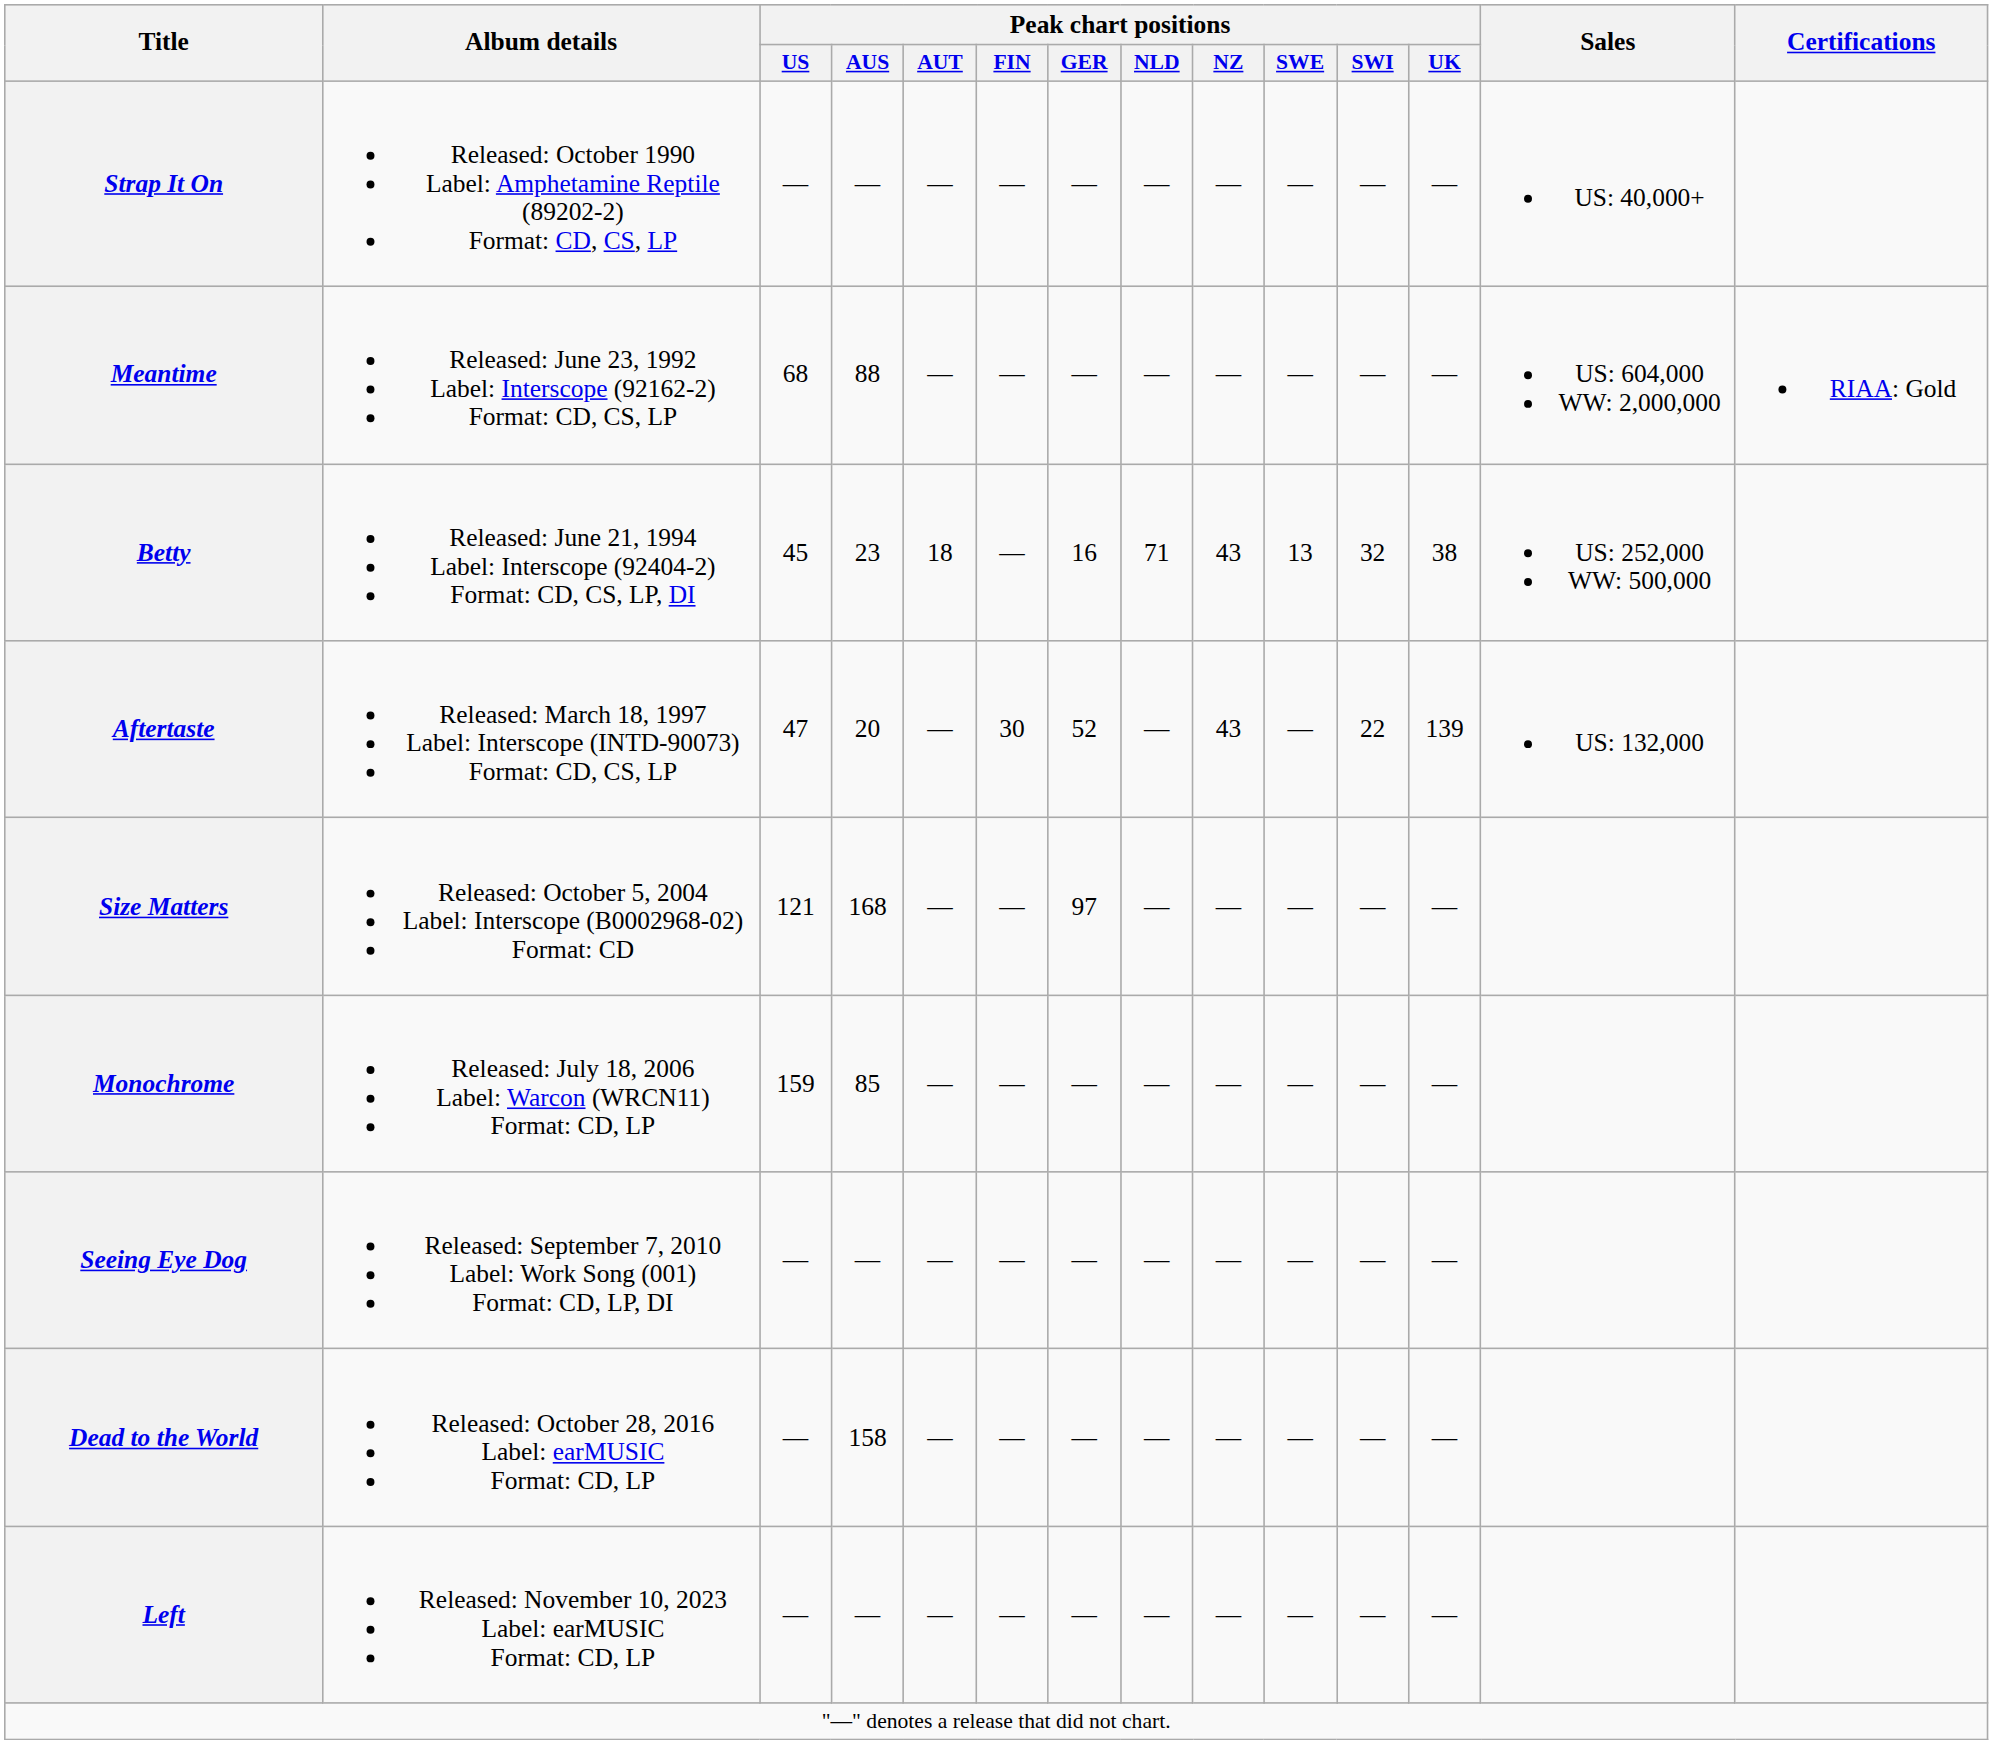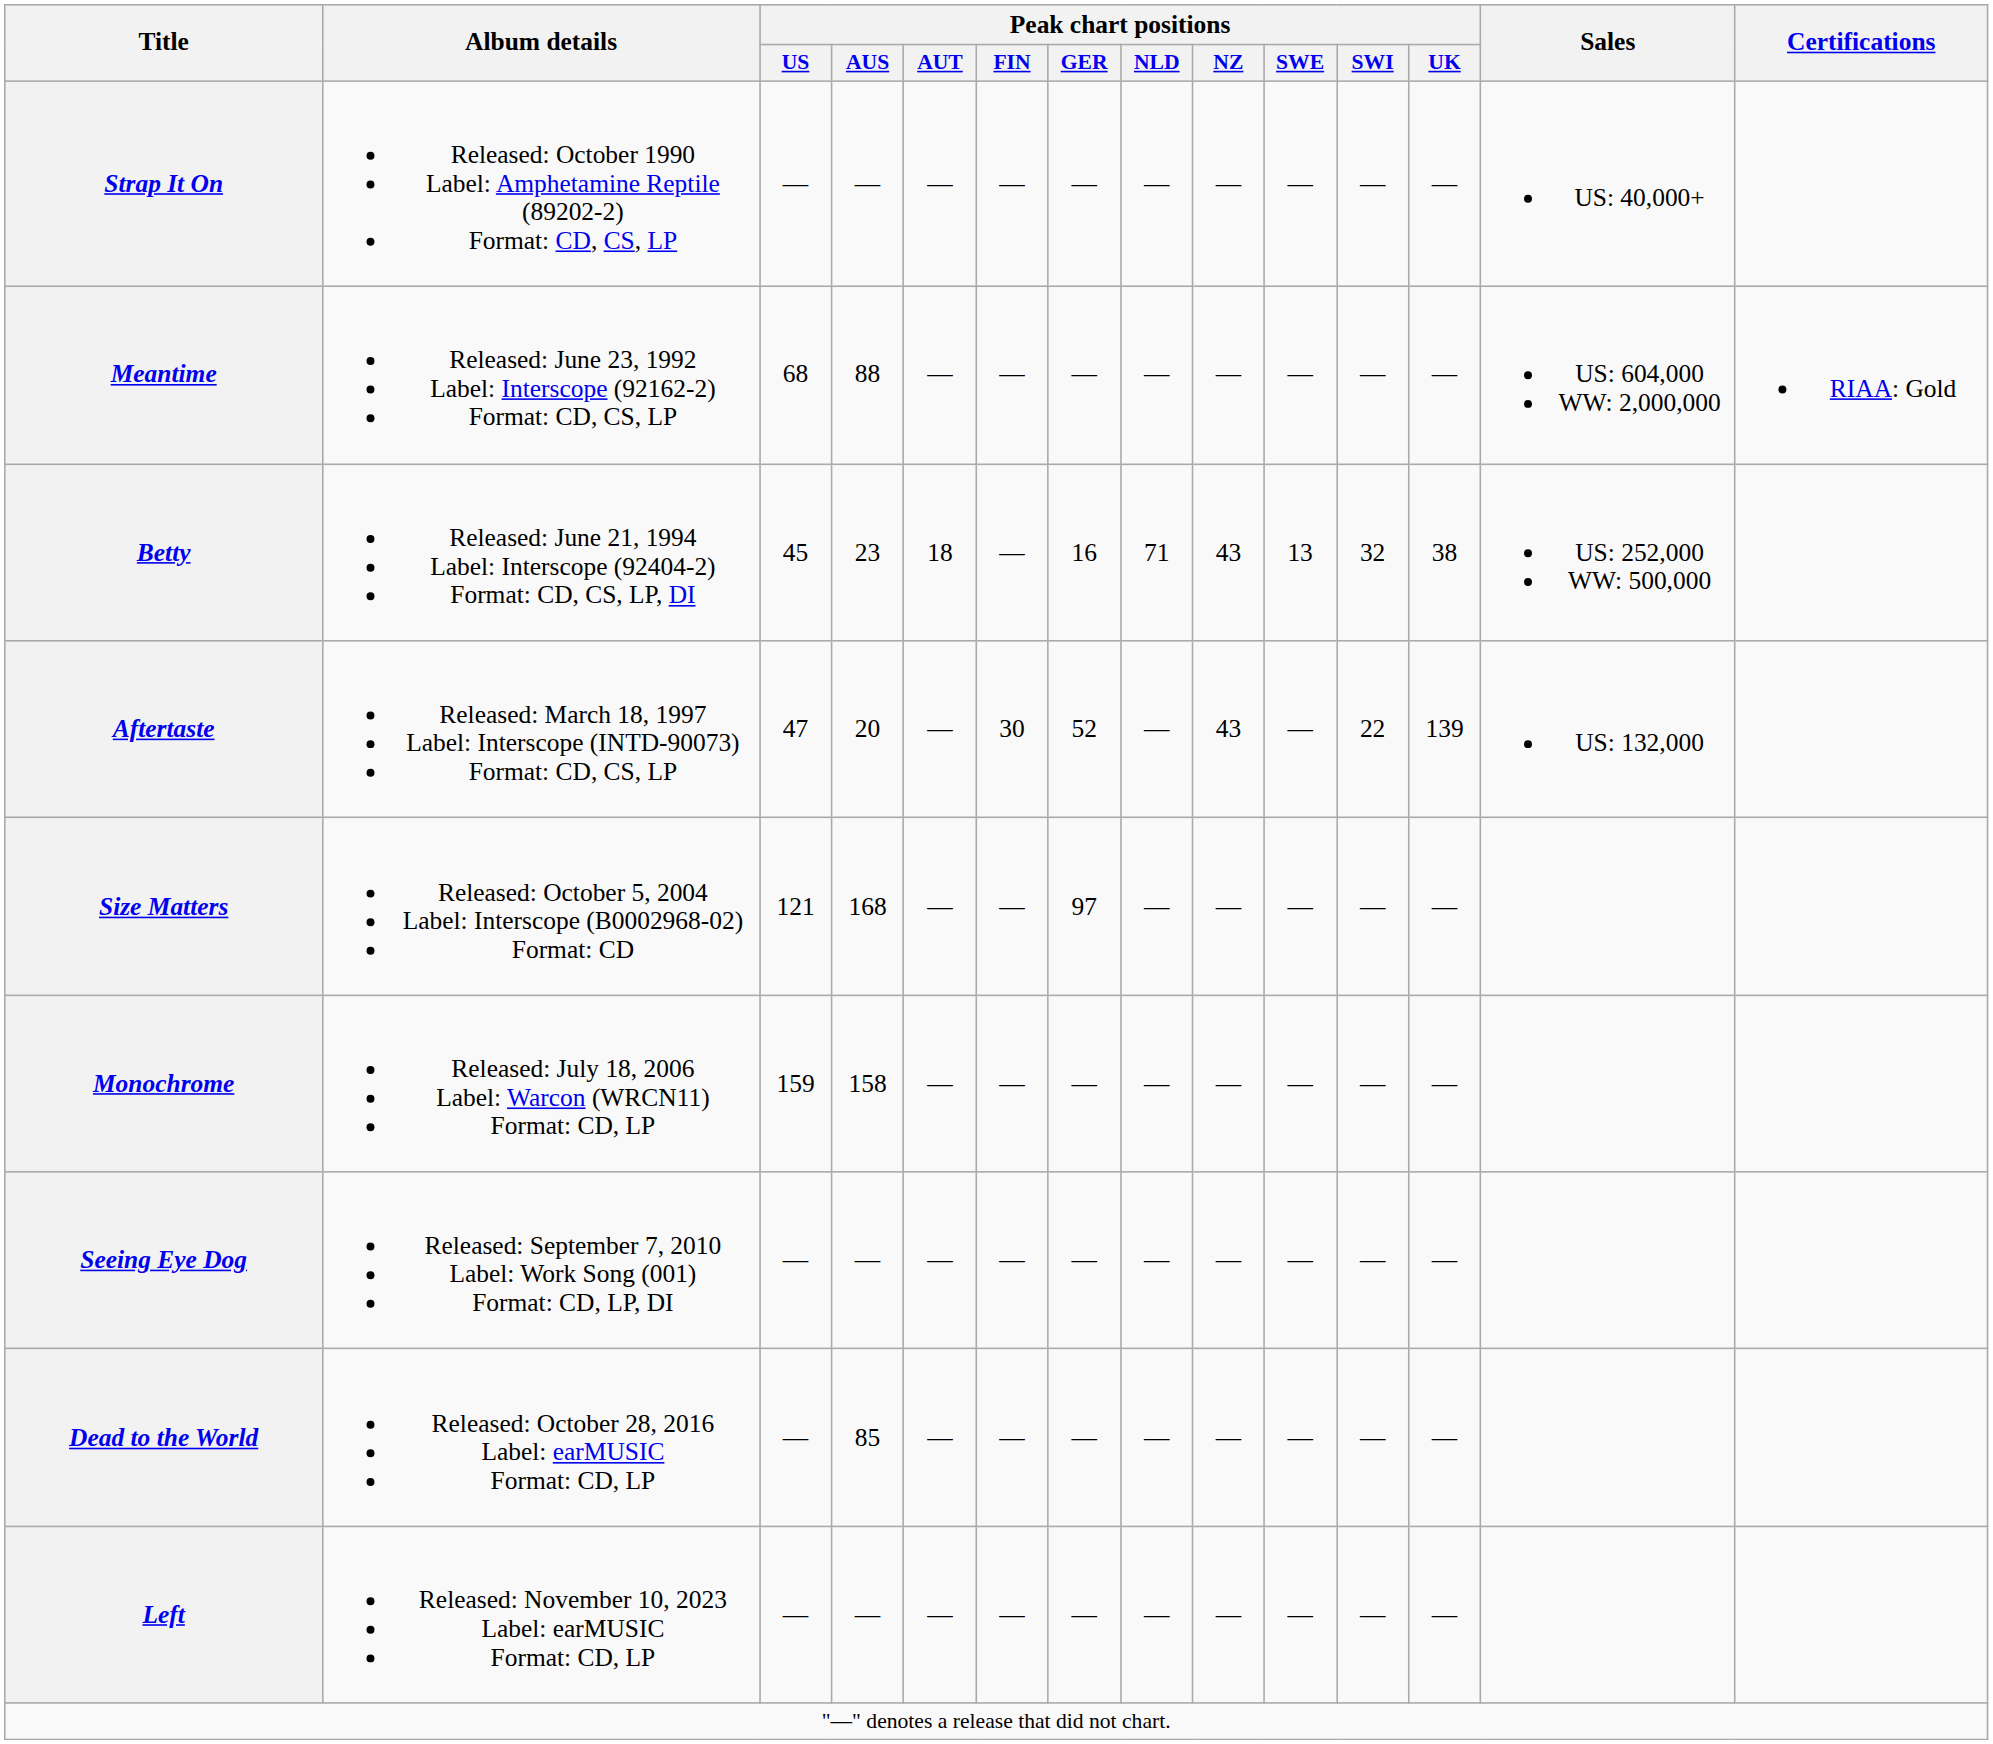(868, 1083) 85 -> (868, 1083) 158
(868, 1437) 158 -> (868, 1437) 85
